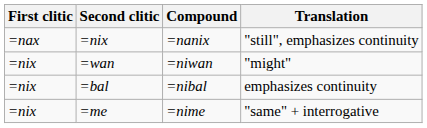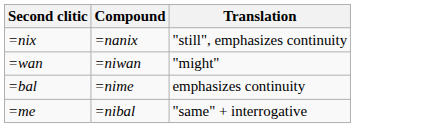- column: (40, 16)
(187, 87) =nibal -> (114, 87) =nime
(186, 110) =nime -> (115, 110) =nibal
